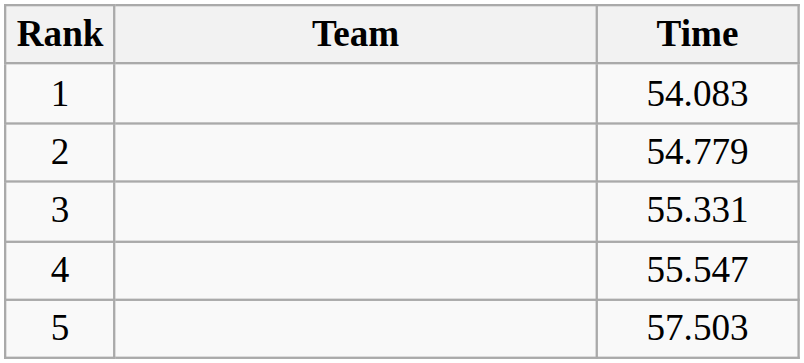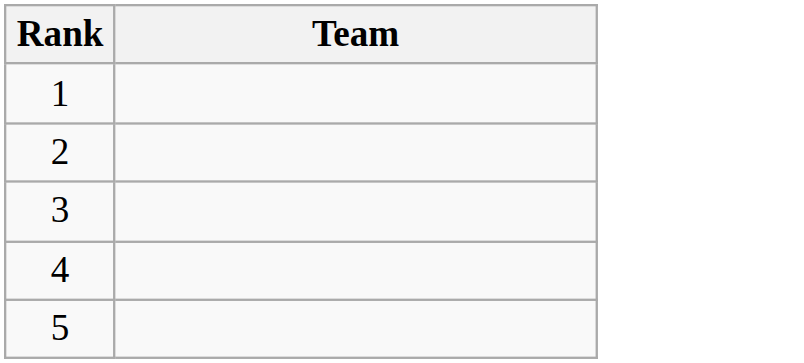- column: (698, 33)
